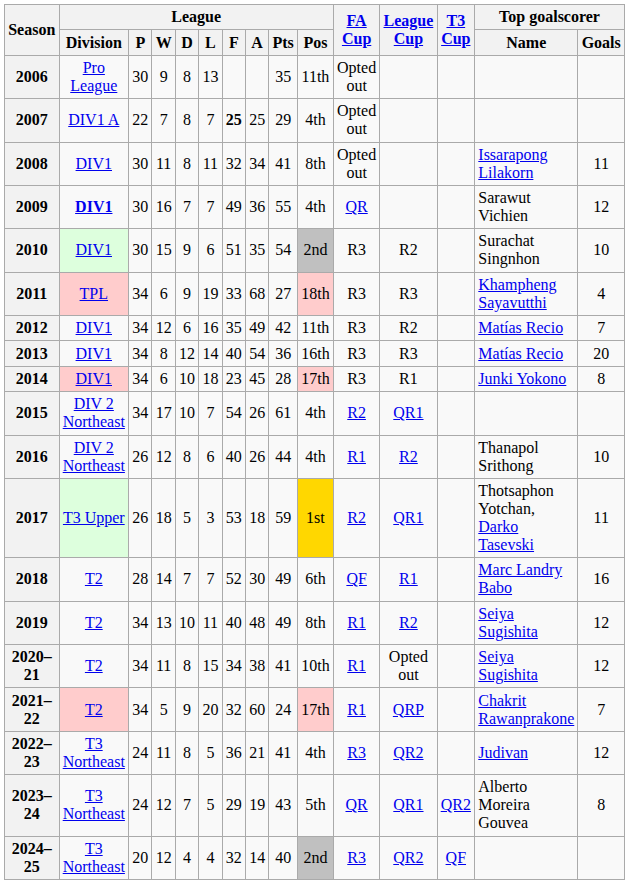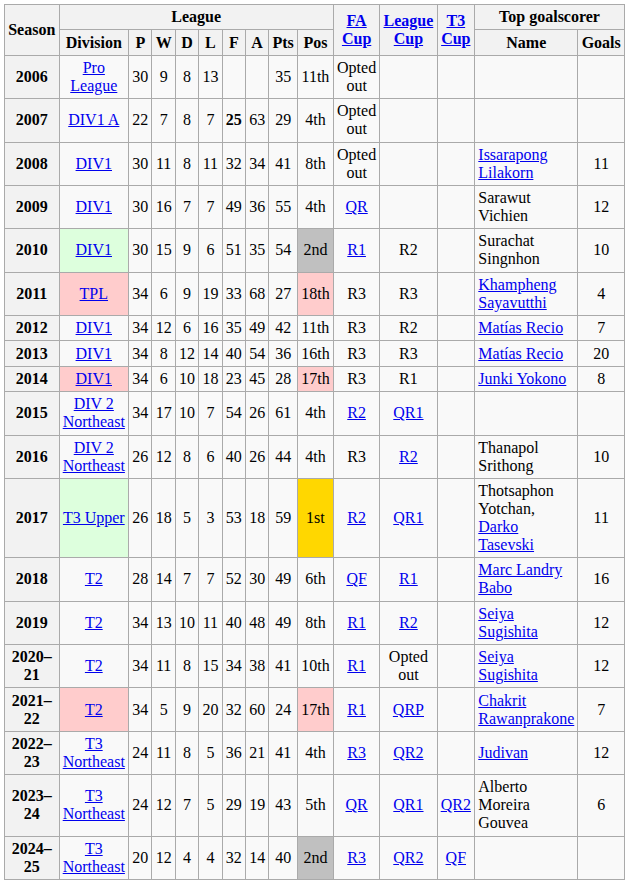(257, 120) 25 -> (257, 120) 63
(94, 207) bold -> (94, 207) normal
(357, 250) R3 -> (357, 250) R1
(357, 456) R1 -> (357, 456) R3
(601, 805) 8 -> (601, 805) 6
